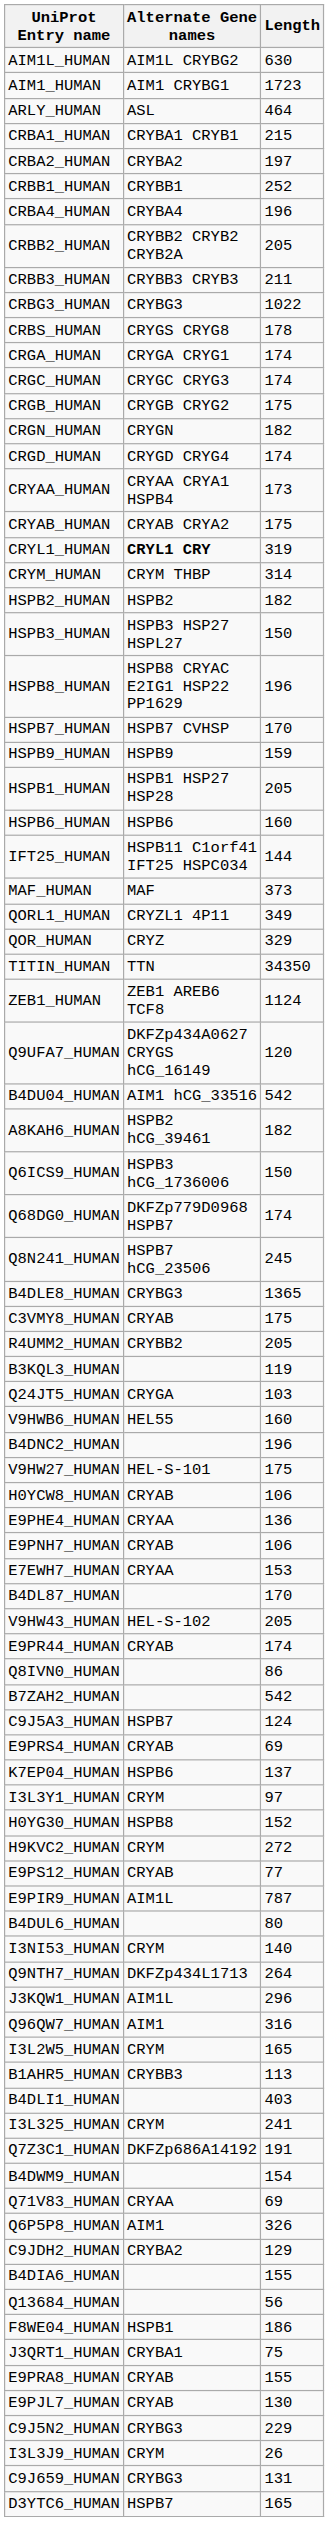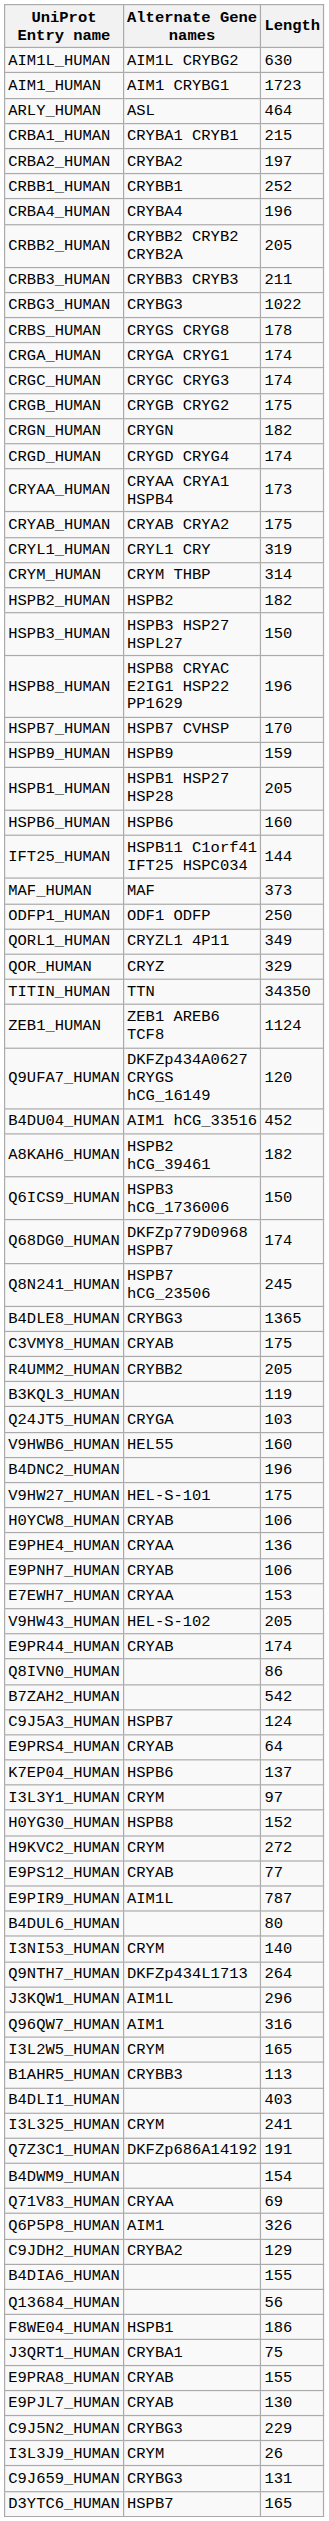(169, 550) bold -> (169, 550) normal
+ row: (59, 916)
(278, 1096) 542 -> (278, 1121) 452
- row: (64, 1596)
(274, 1747) 69 -> (274, 1747) 64
